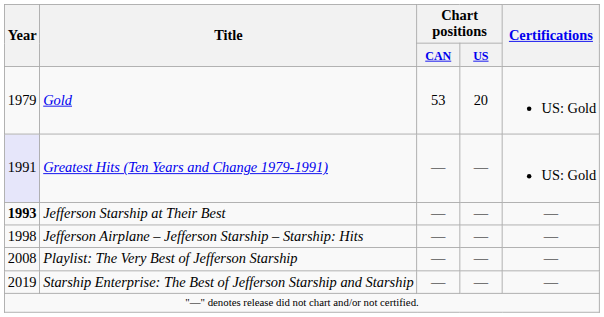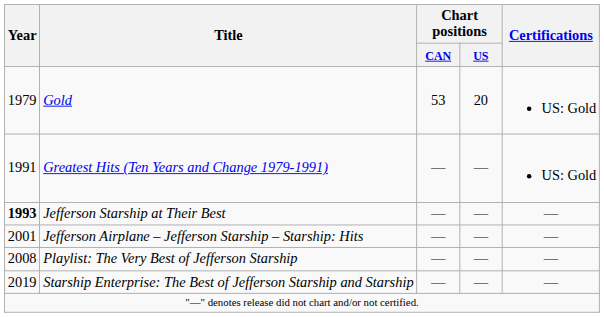(22, 168) lavender background -> (22, 168) no background
(22, 236) 1998 -> (22, 236) 2001
